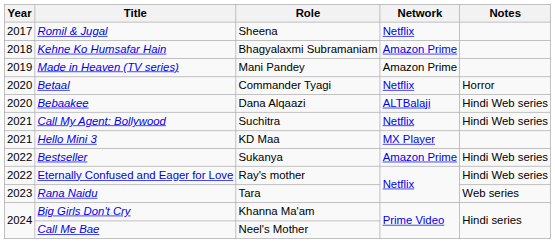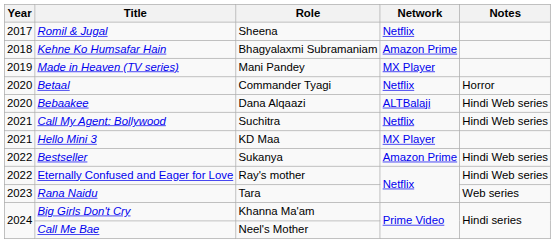(420, 67) Amazon Prime -> (409, 67) MX Player
